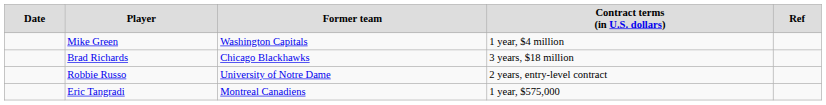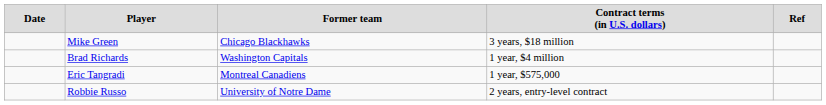(264, 41) Washington Capitals -> (265, 41) Chicago Blackhawks
(527, 41) 1 year, $4 million -> (532, 41) 3 years, $18 million
(265, 58) Chicago Blackhawks -> (264, 58) Washington Capitals
(532, 58) 3 years, $18 million -> (527, 58) 1 year, $4 million
rows swapped: (96, 91) <-> (97, 74)
